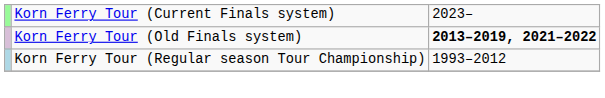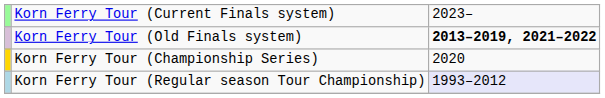+ row: (167, 60)
(469, 60) no background -> (469, 82) lavender background
